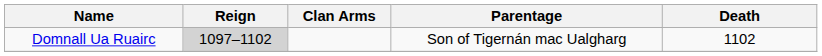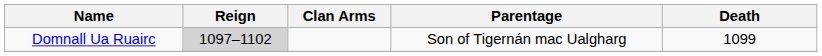(740, 39) 1102 -> (740, 39) 1099
